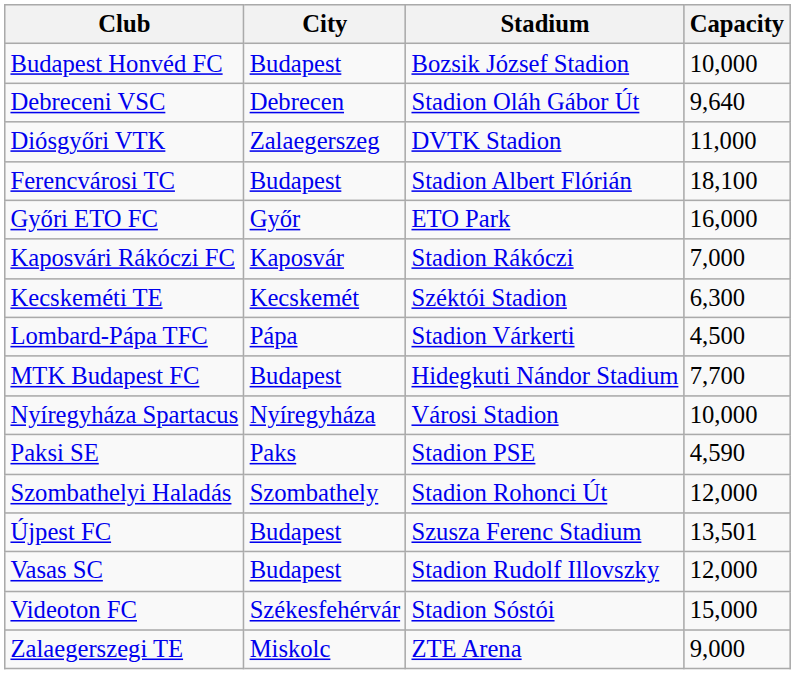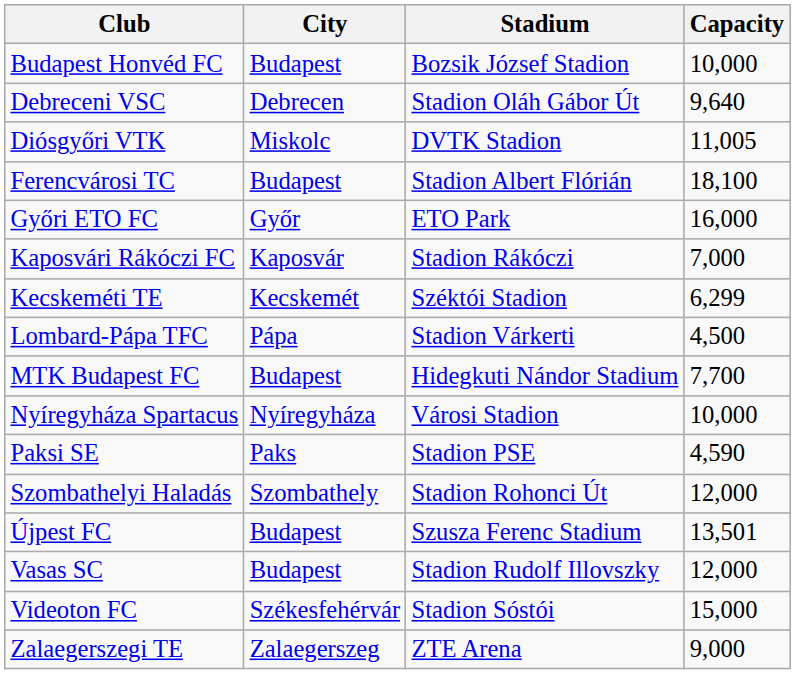(315, 141) Zalaegerszeg -> (290, 141) Miskolc
(723, 141) 11,000 -> (723, 141) 11,005
(717, 297) 6,300 -> (717, 297) 6,299
(290, 649) Miskolc -> (315, 649) Zalaegerszeg
